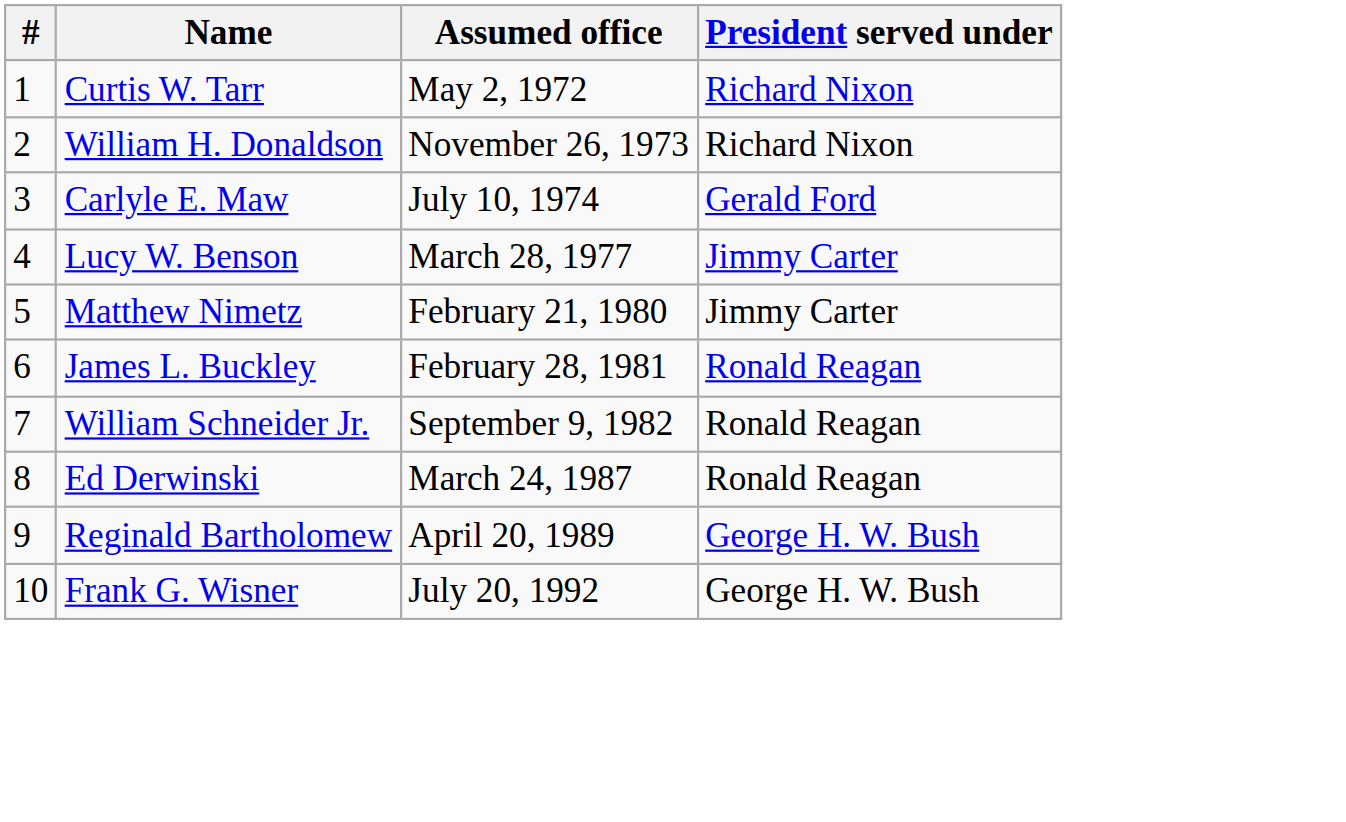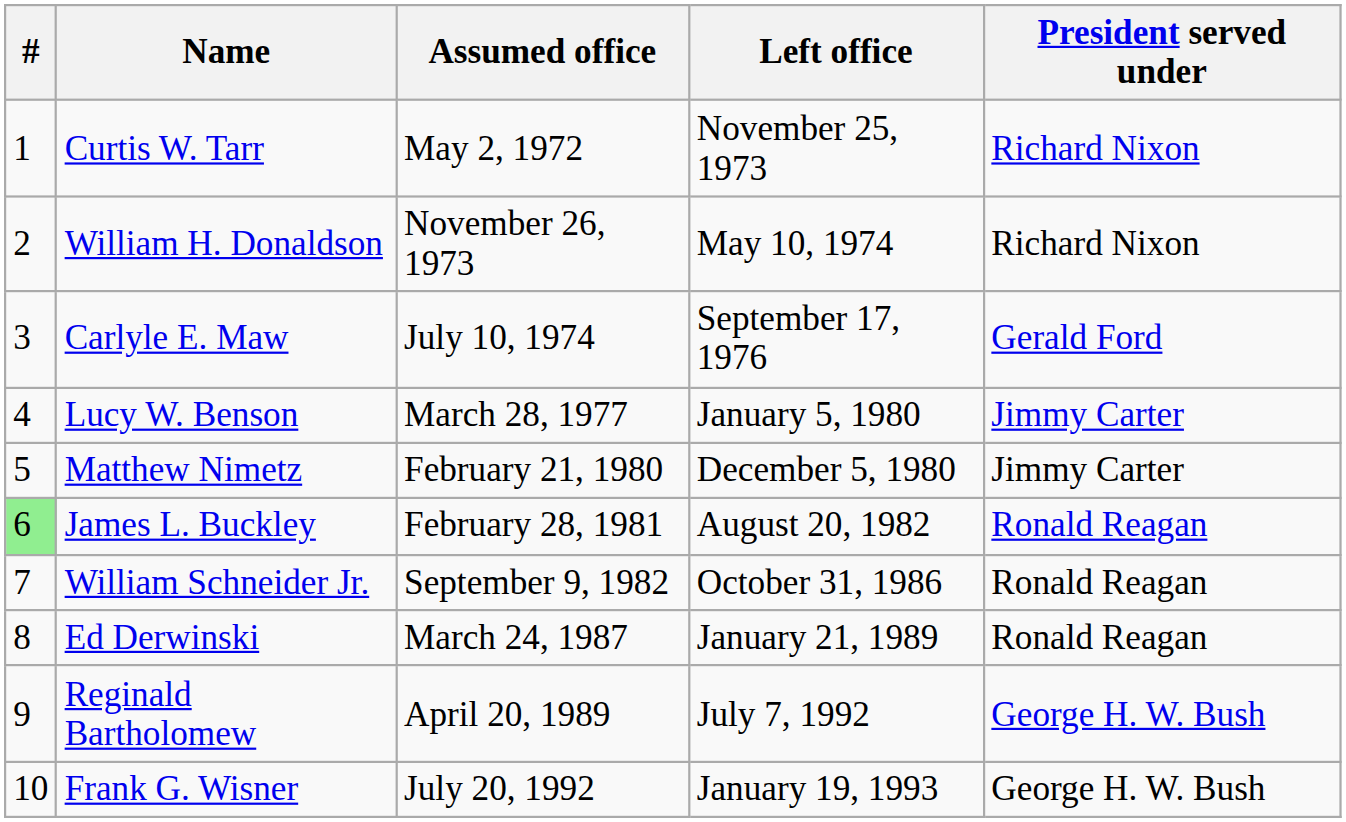+ column: (836, 52)
(22, 367) no background -> (22, 525) lightgreen background
